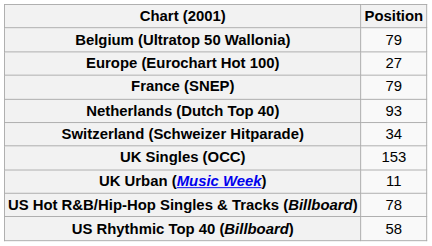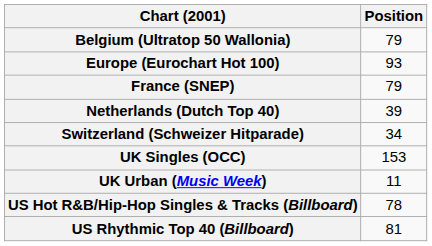(394, 63) 27 -> (394, 63) 93
(394, 110) 93 -> (394, 110) 39
(394, 228) 58 -> (394, 228) 81
